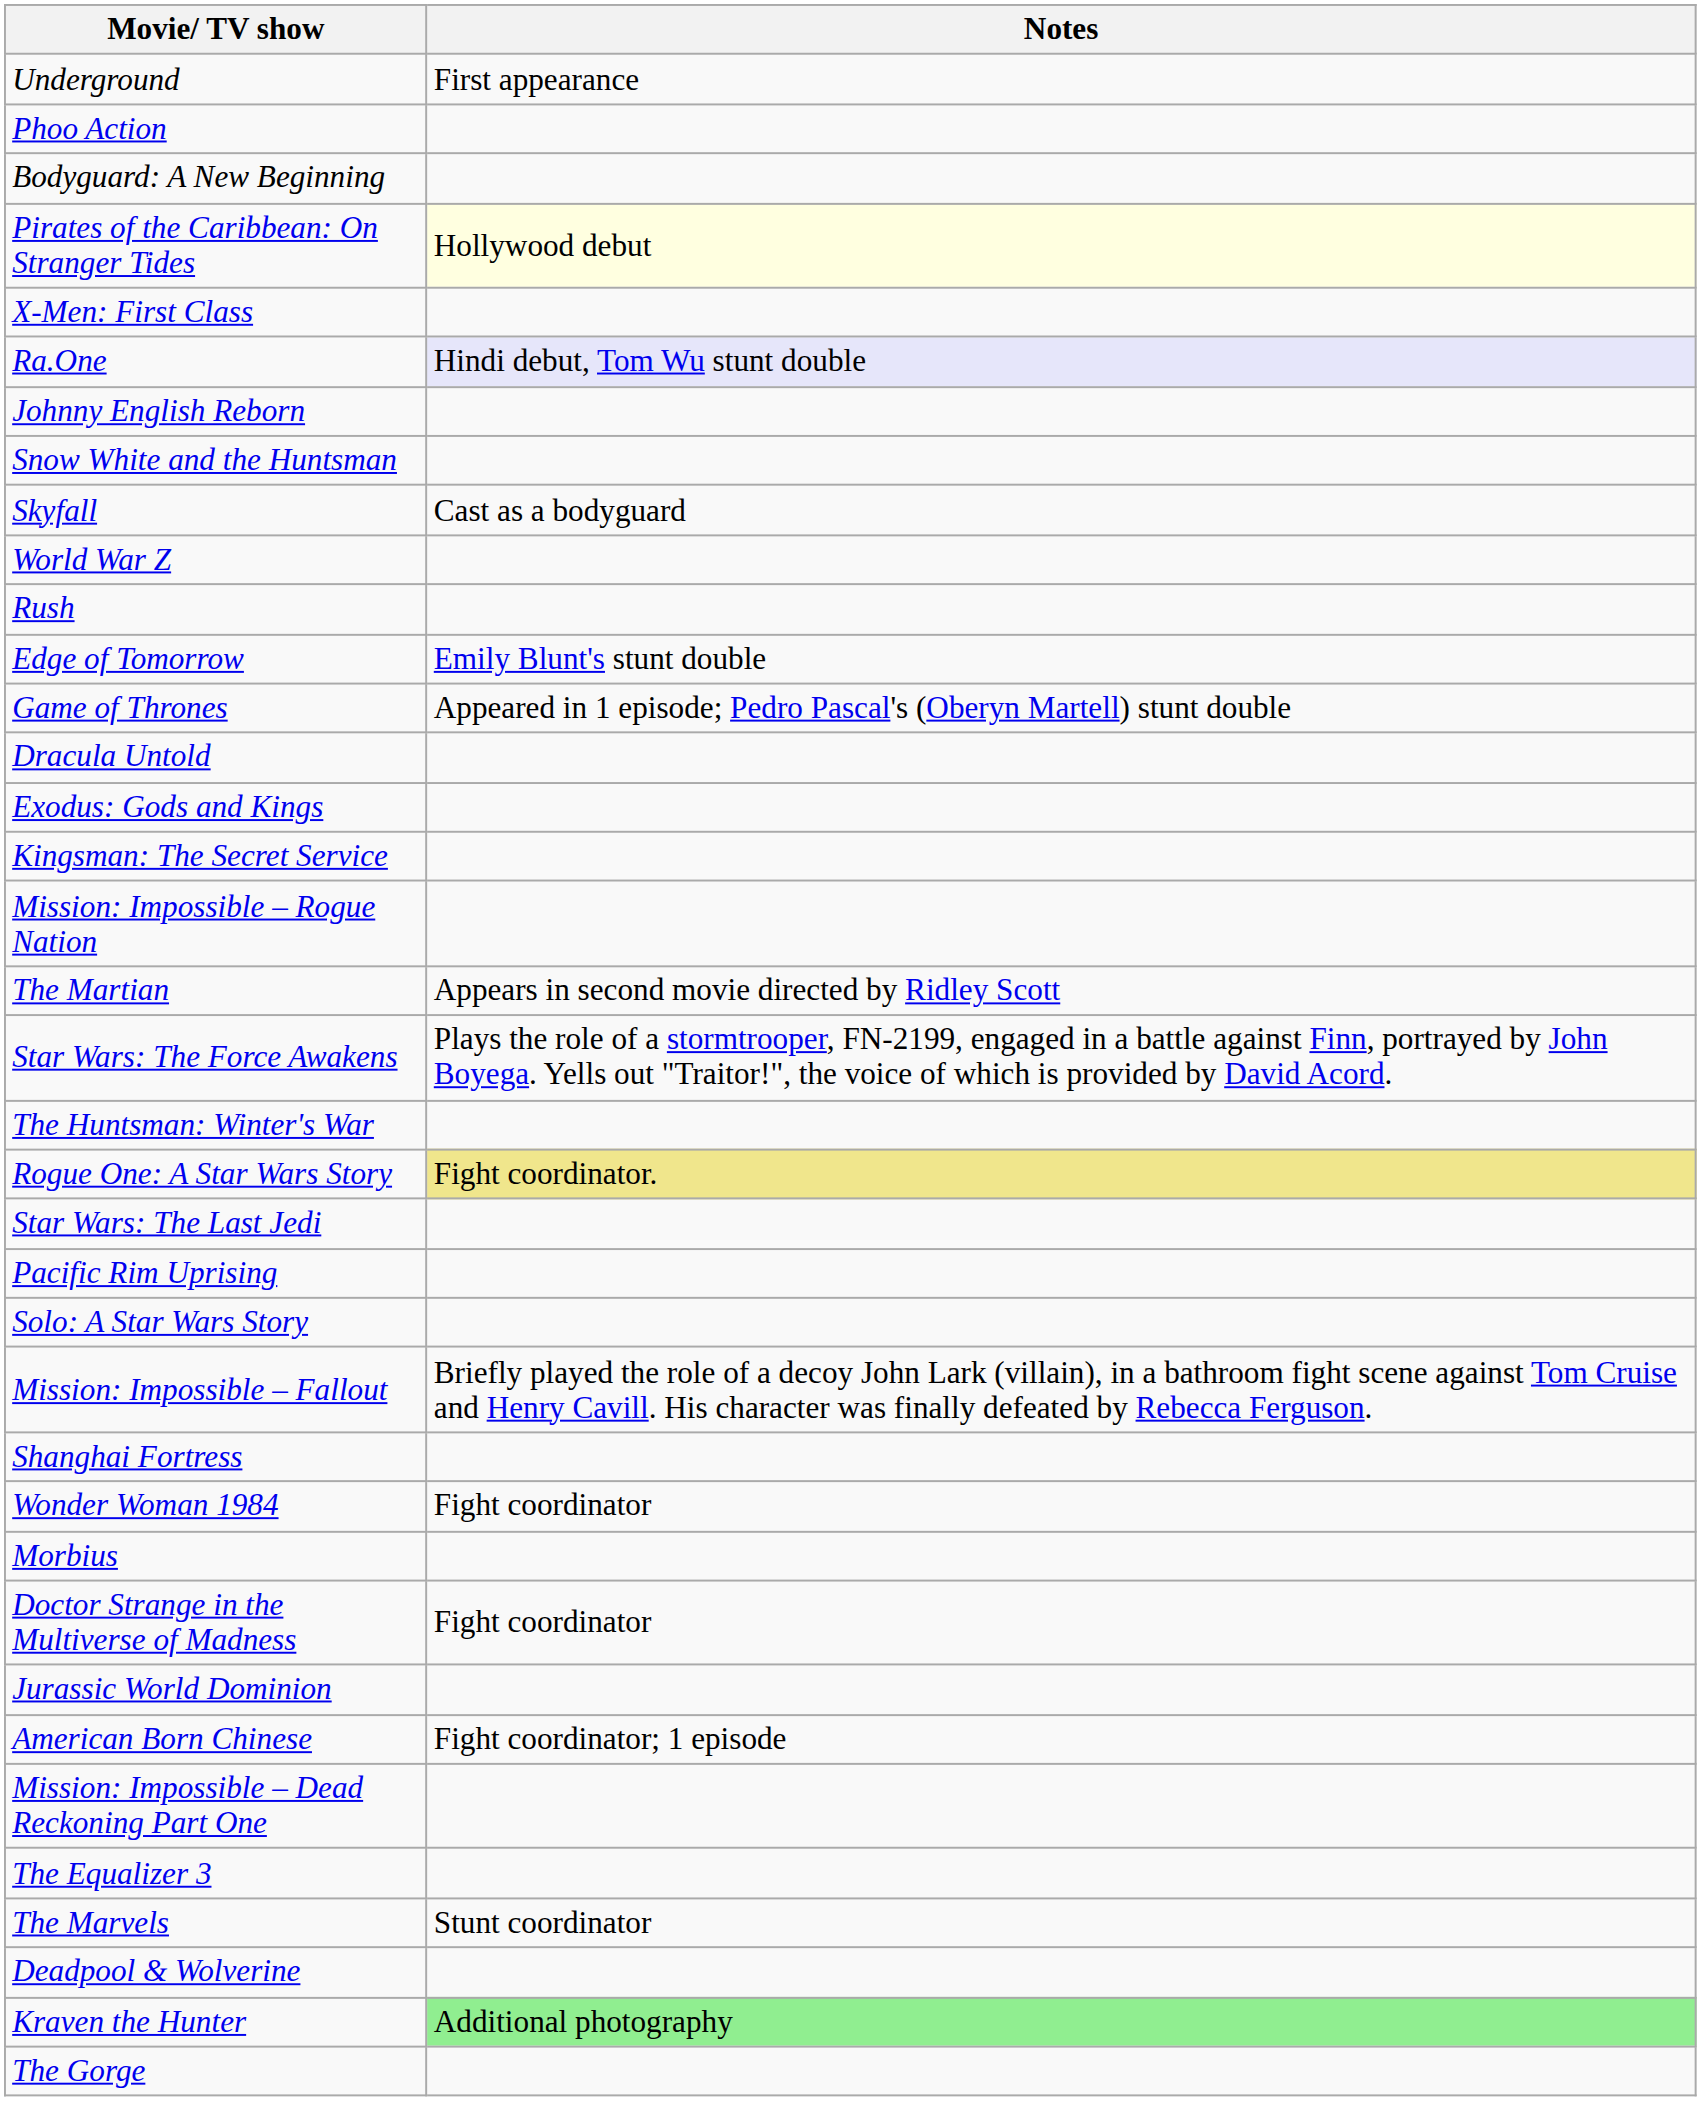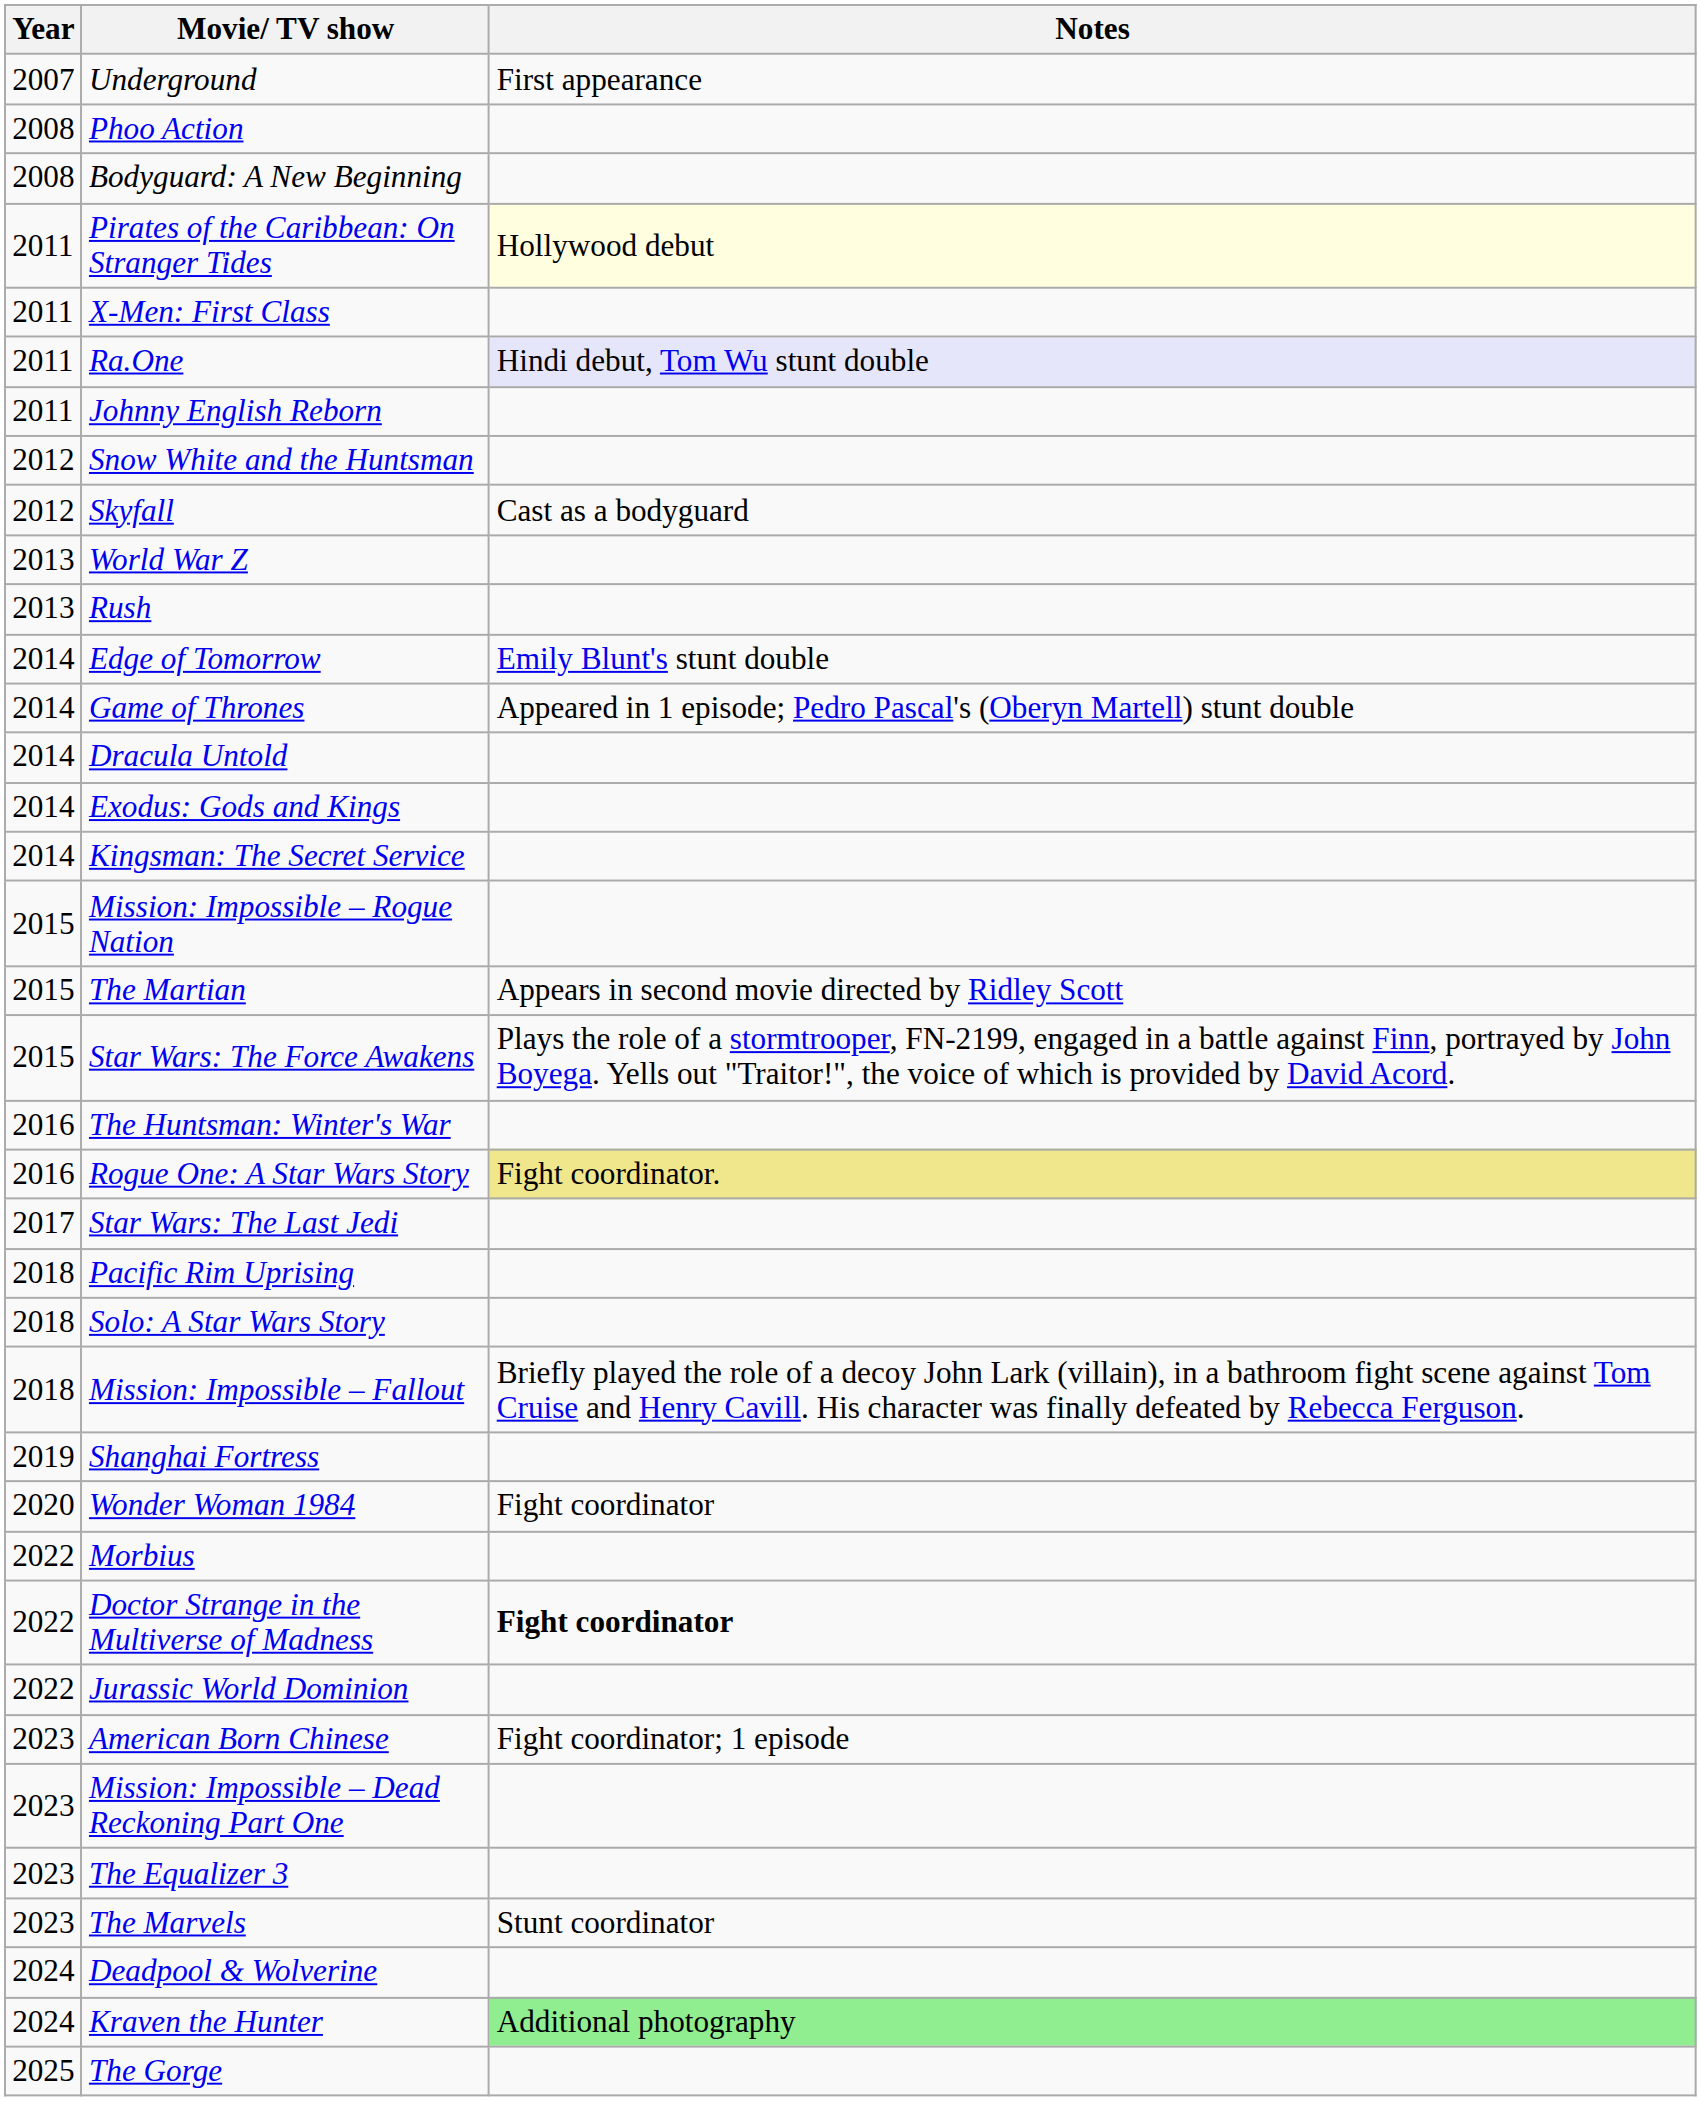+ column: (43, 29)
(543, 1622) normal -> (615, 1622) bold
